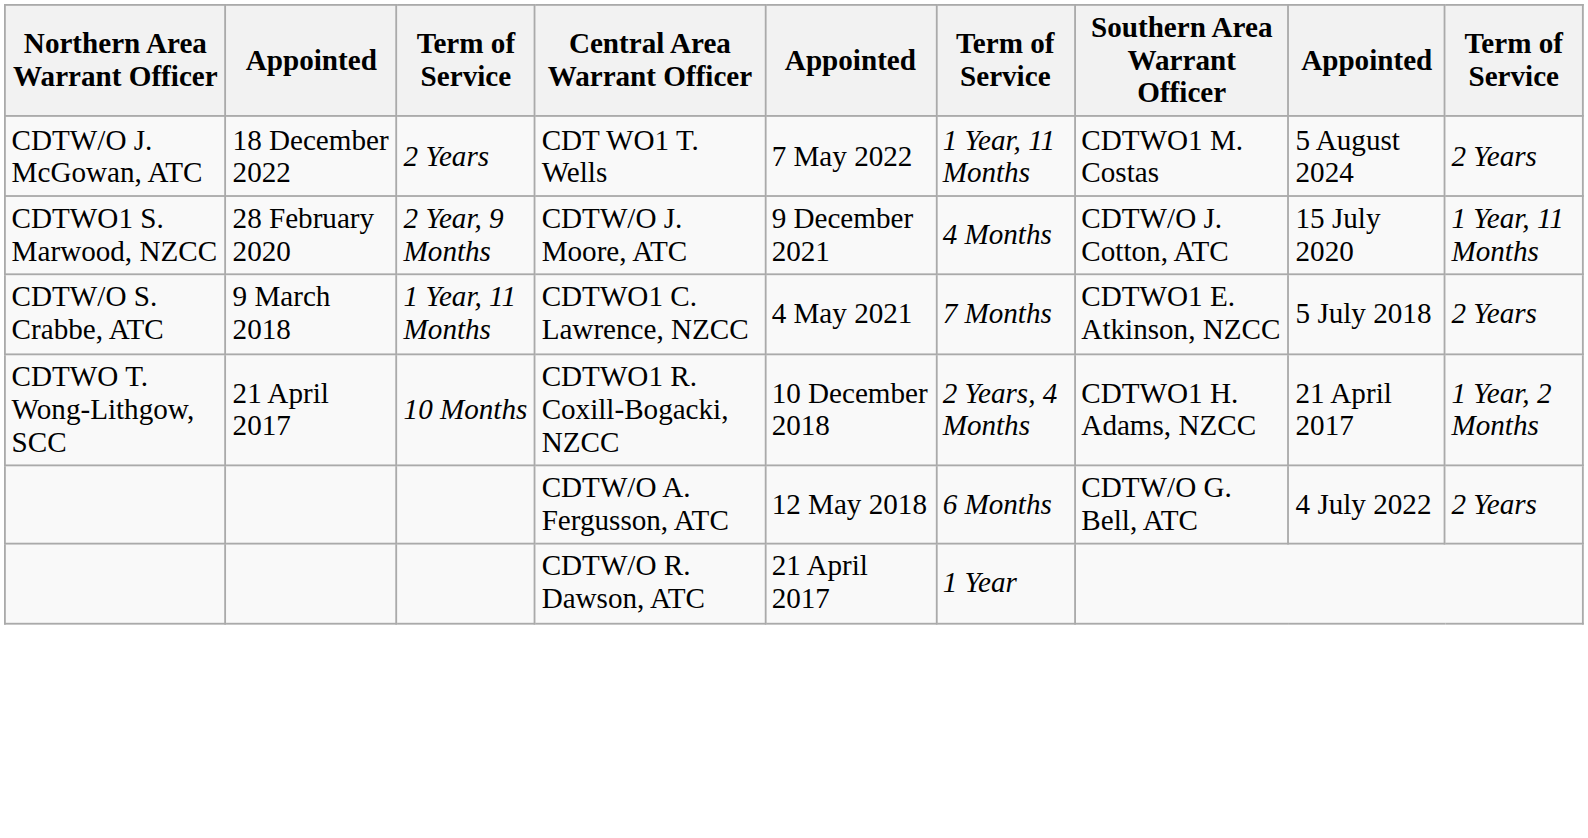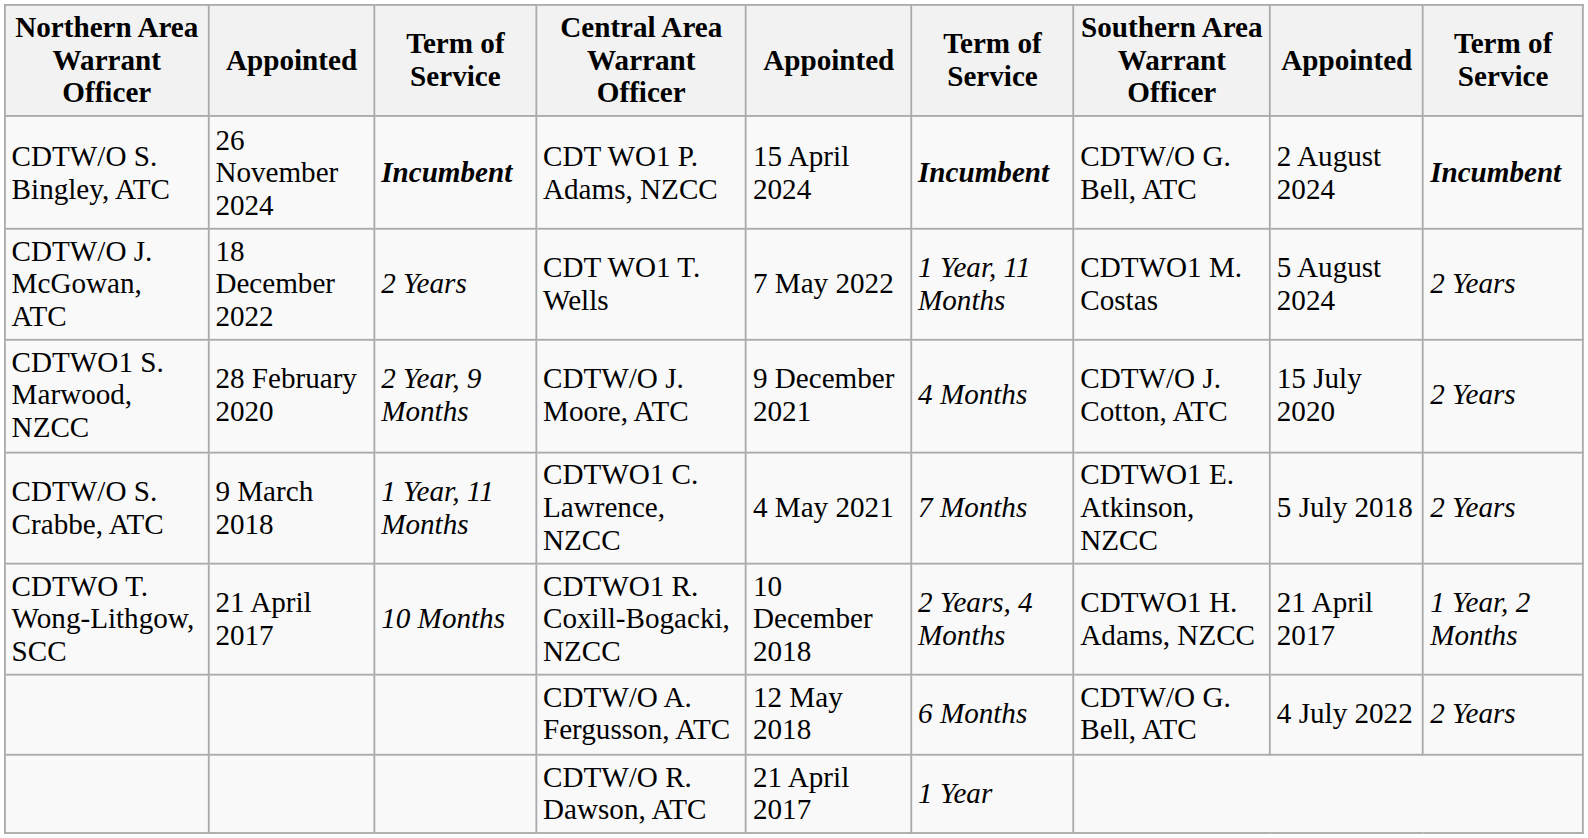+ row: (630, 172)
(1508, 234) 1 Year, 11 Months -> (1473, 395) 2 Years
